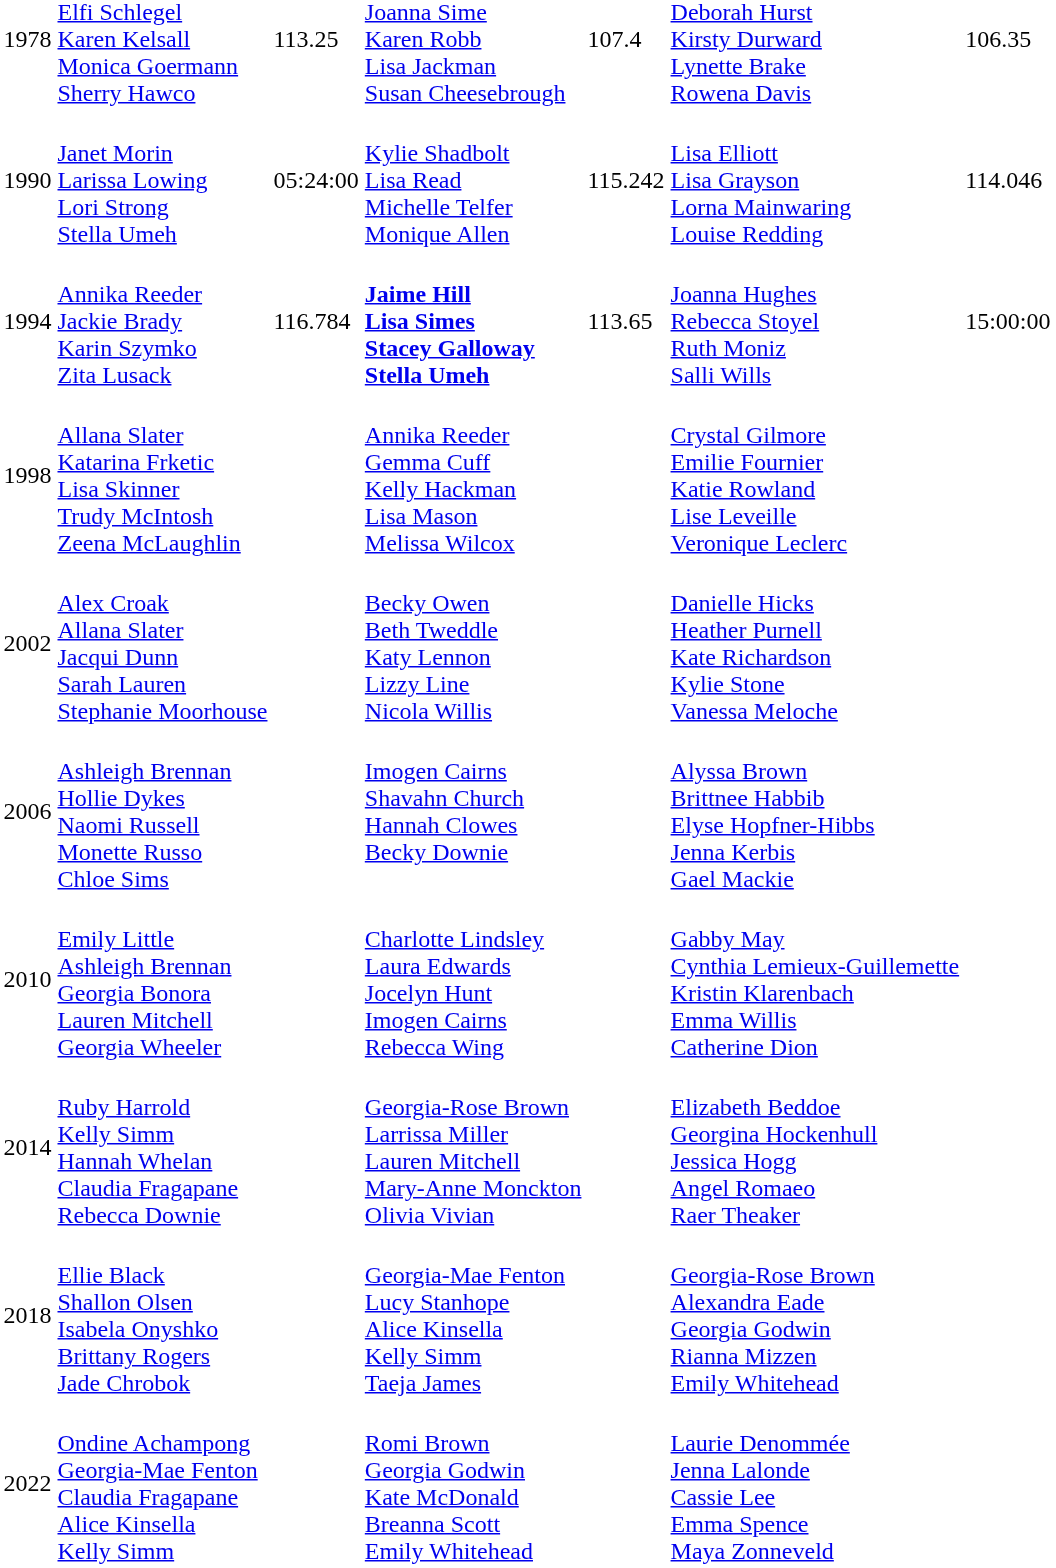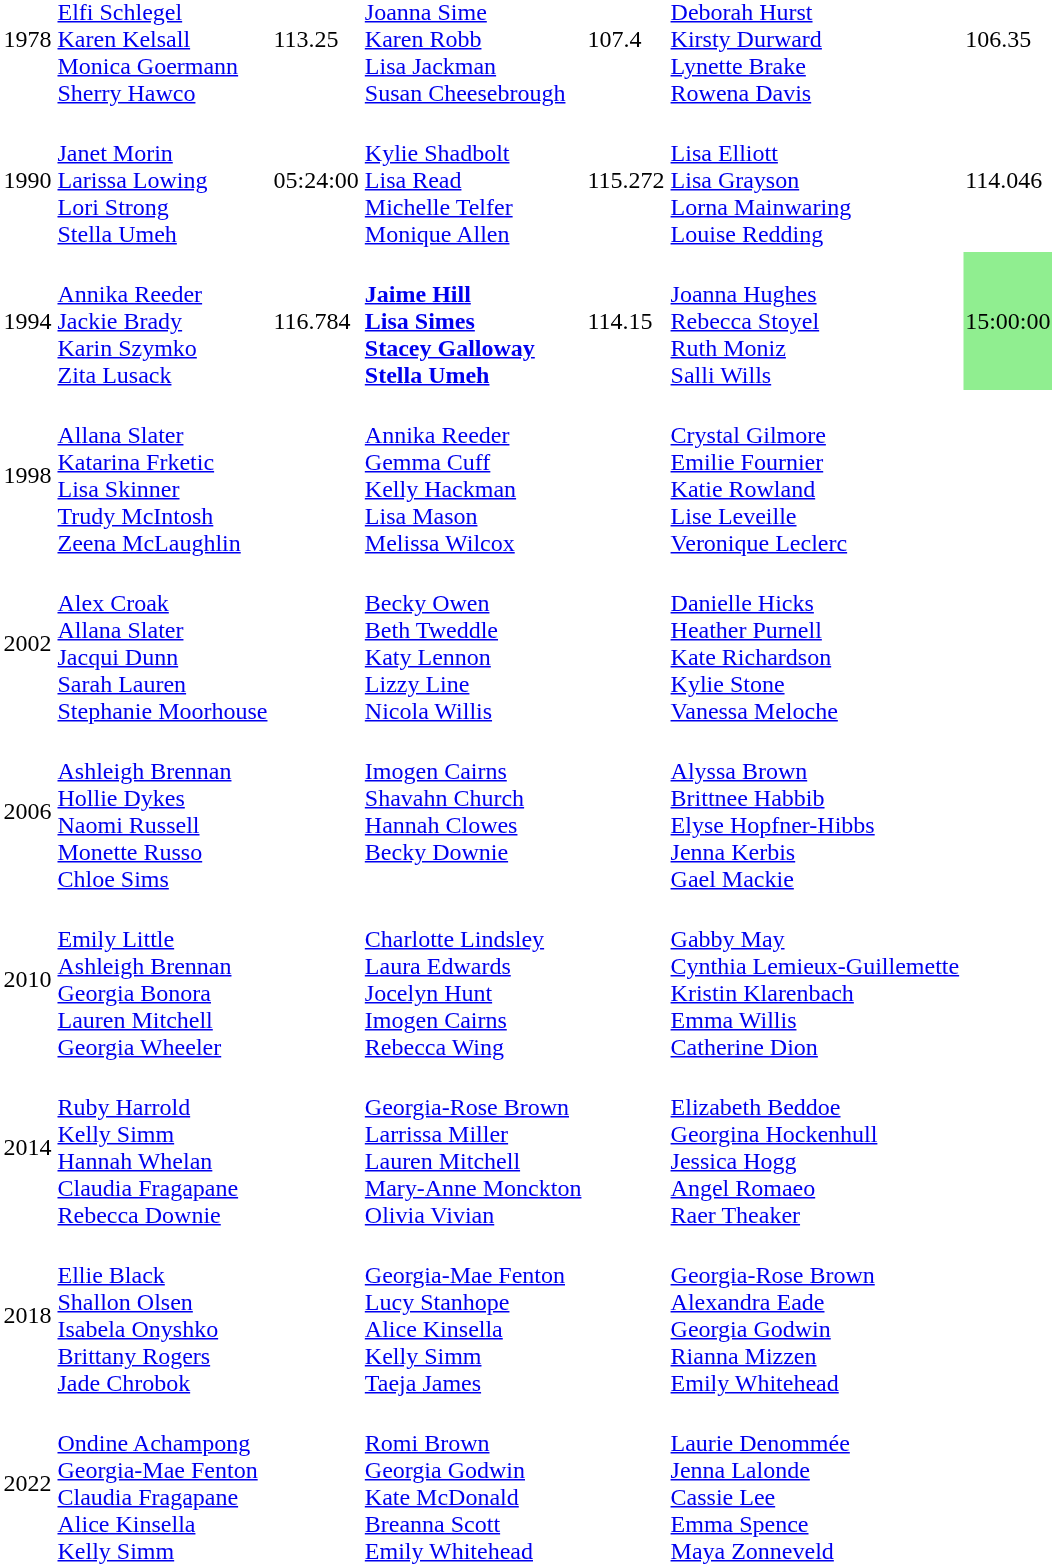(626, 179) 115.242 -> (626, 179) 115.272
(620, 320) 113.65 -> (620, 320) 114.15
(1008, 320) no background -> (1008, 320) lightgreen background
